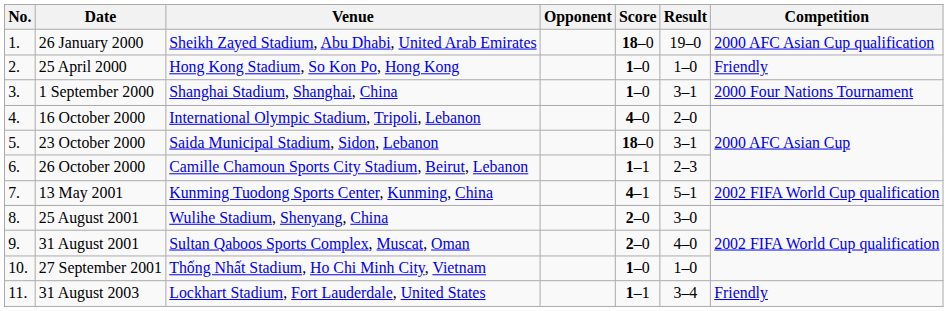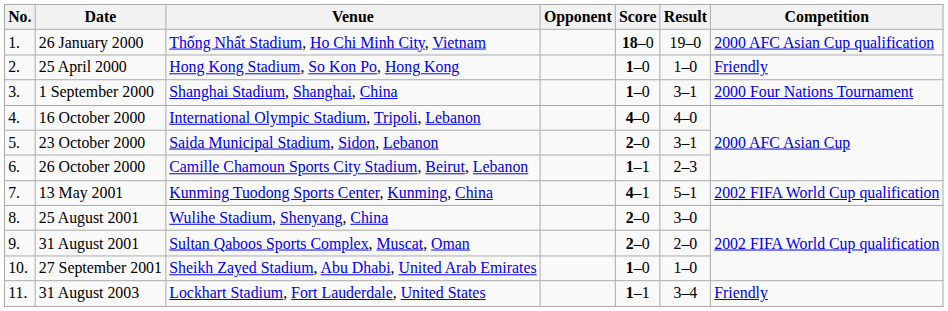(353, 42) Sheikh Zayed Stadium, Abu Dhabi, United Arab Emirates -> (328, 42) Thống Nhất Stadium, Ho Chi Minh City, Vietnam
(685, 117) 2–0 -> (685, 117) 4–0
(638, 142) 18–0 -> (638, 142) 2–0
(685, 243) 4–0 -> (685, 243) 2–0
(328, 268) Thống Nhất Stadium, Ho Chi Minh City, Vietnam -> (353, 268) Sheikh Zayed Stadium, Abu Dhabi, United Arab Emirates
